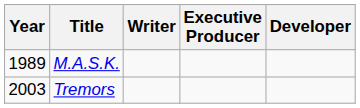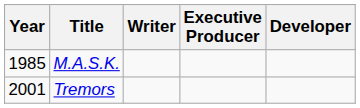(27, 63) 1989 -> (27, 63) 1985
(27, 90) 2003 -> (27, 90) 2001
